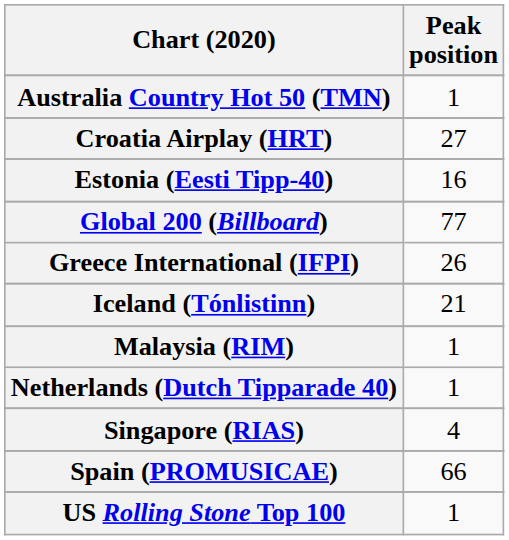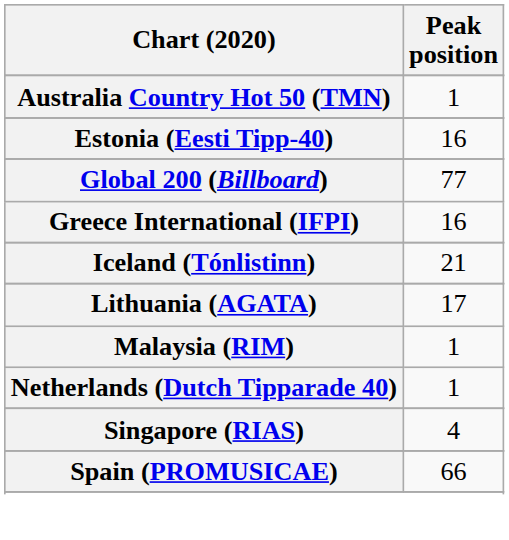- row: (204, 138)
(454, 262) 26 -> (454, 221) 16
+ row: (204, 304)
- row: (204, 512)
